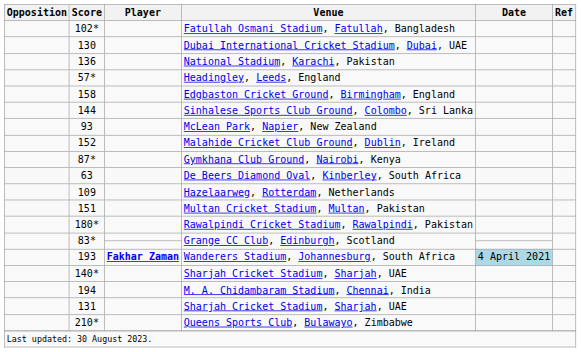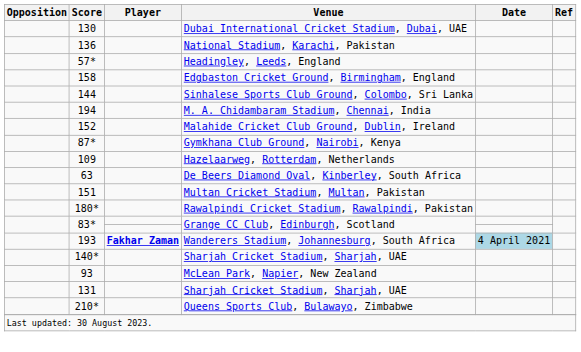- row: (87, 29)
rows swapped: (87, 290) <-> (87, 127)
rows swapped: (87, 176) <-> (87, 192)
